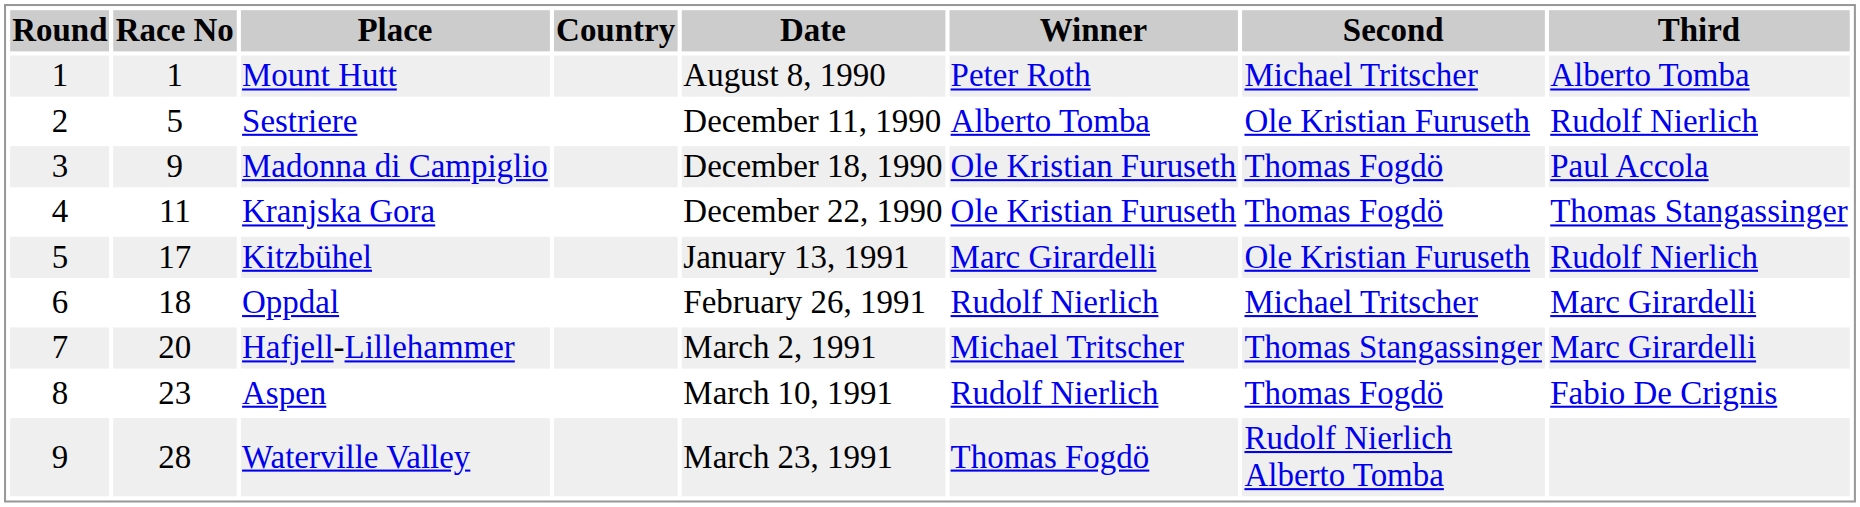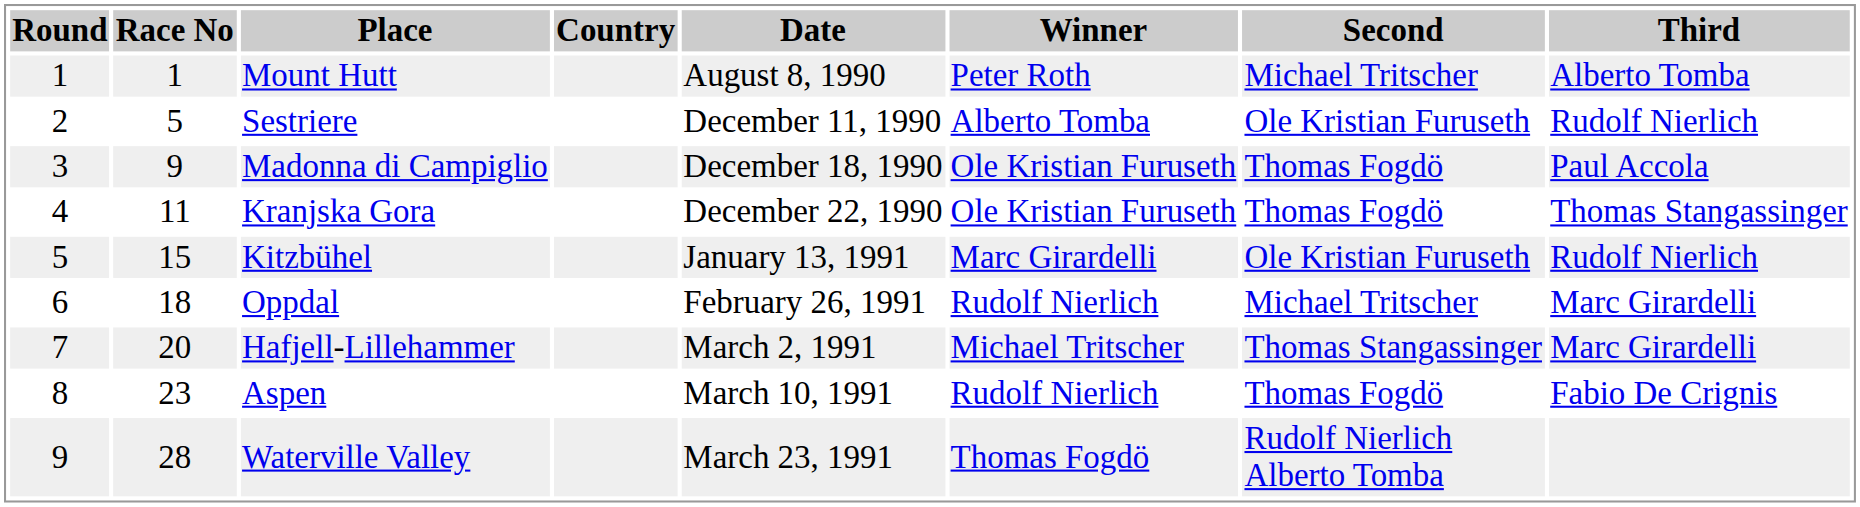(175, 256) 17 -> (175, 256) 15
